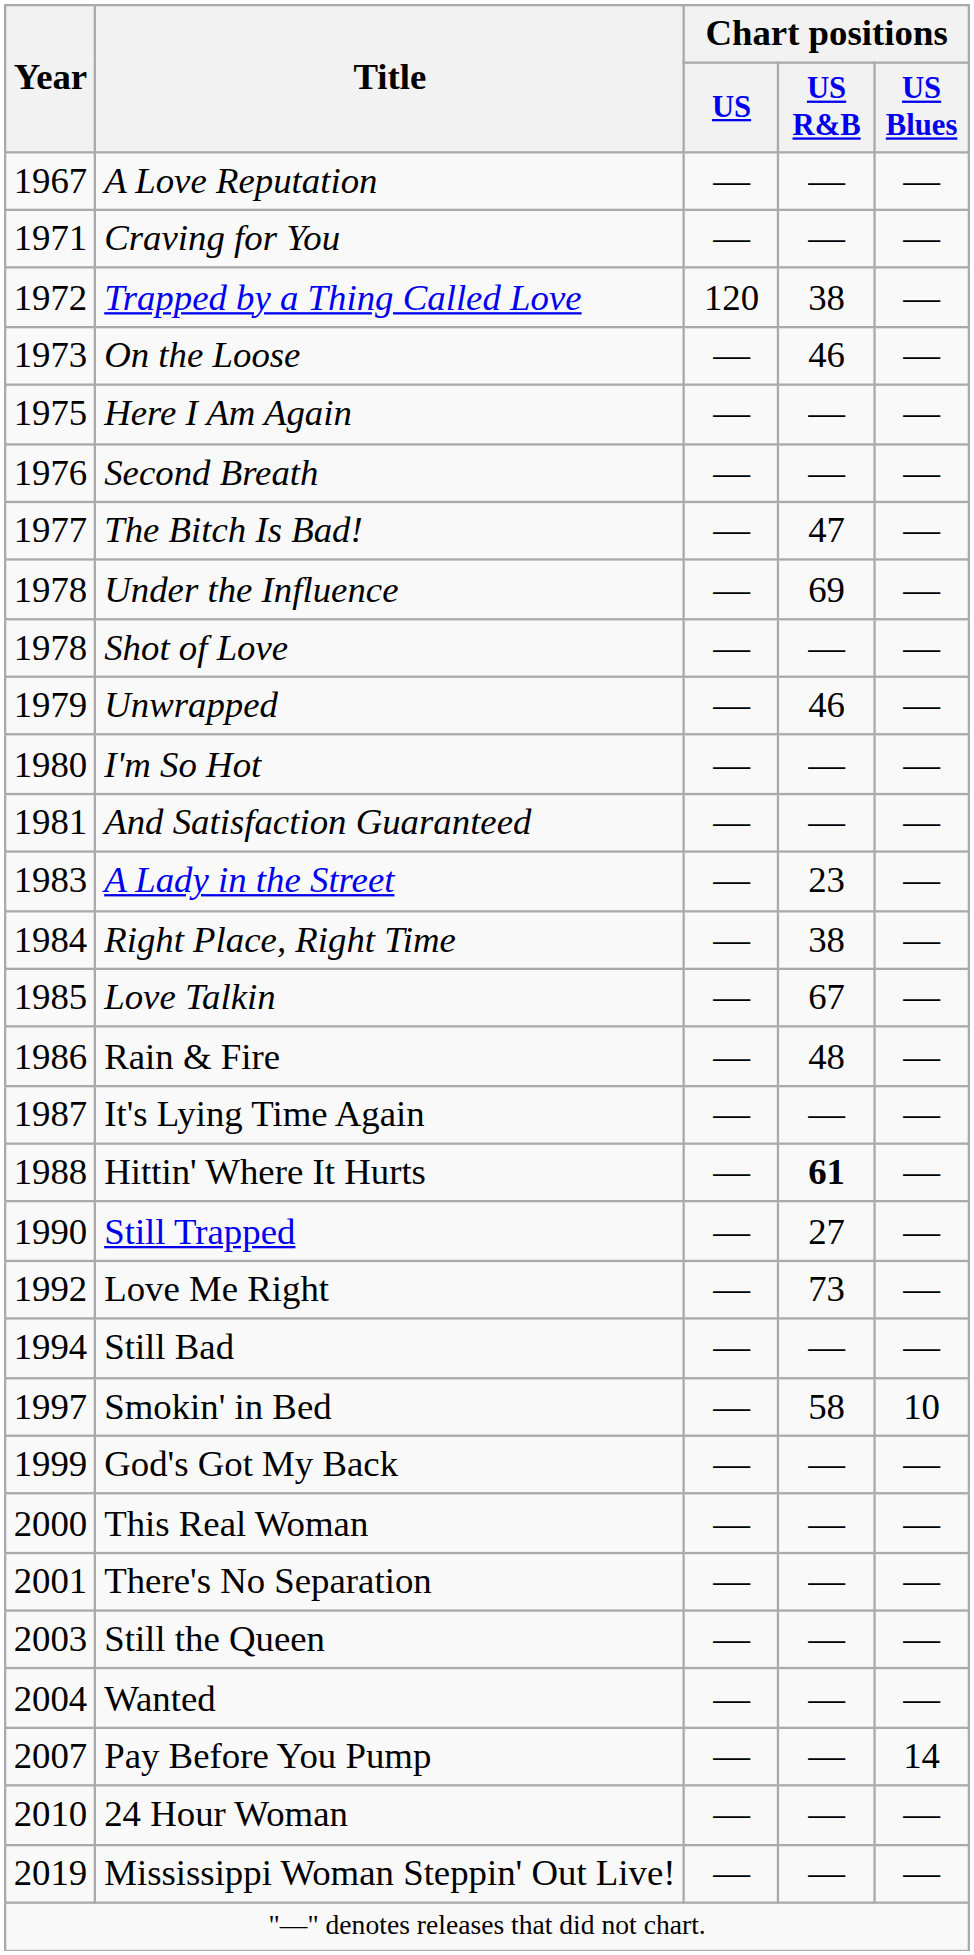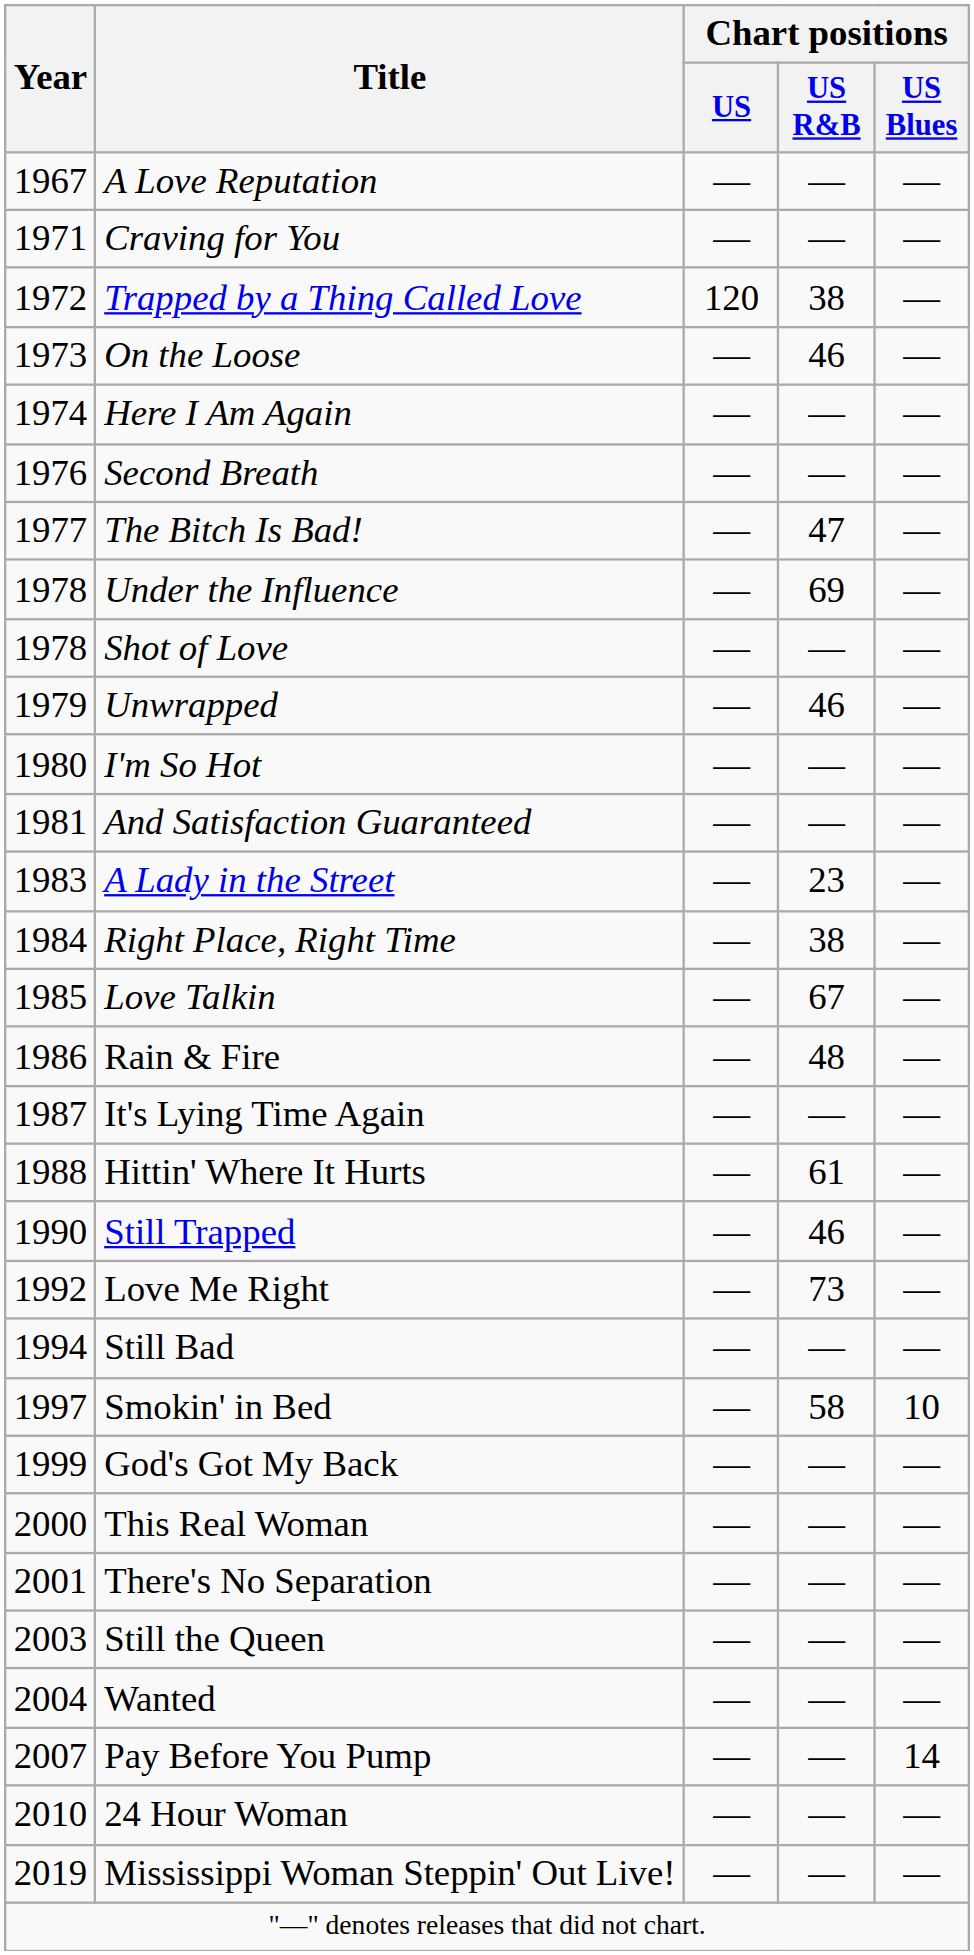(50, 413) 1975 -> (50, 413) 1974
(827, 1172) bold -> (827, 1172) normal
(827, 1230) 27 -> (827, 1230) 46
